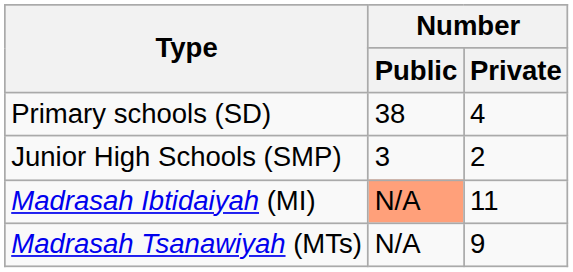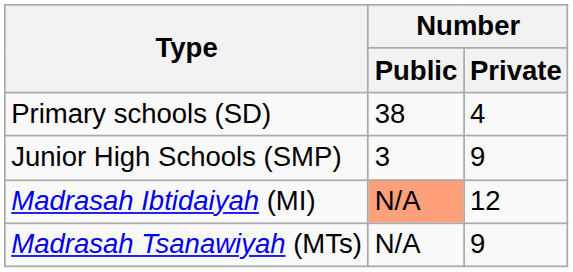(478, 157) 2 -> (478, 157) 9
(484, 200) 11 -> (485, 200) 12
